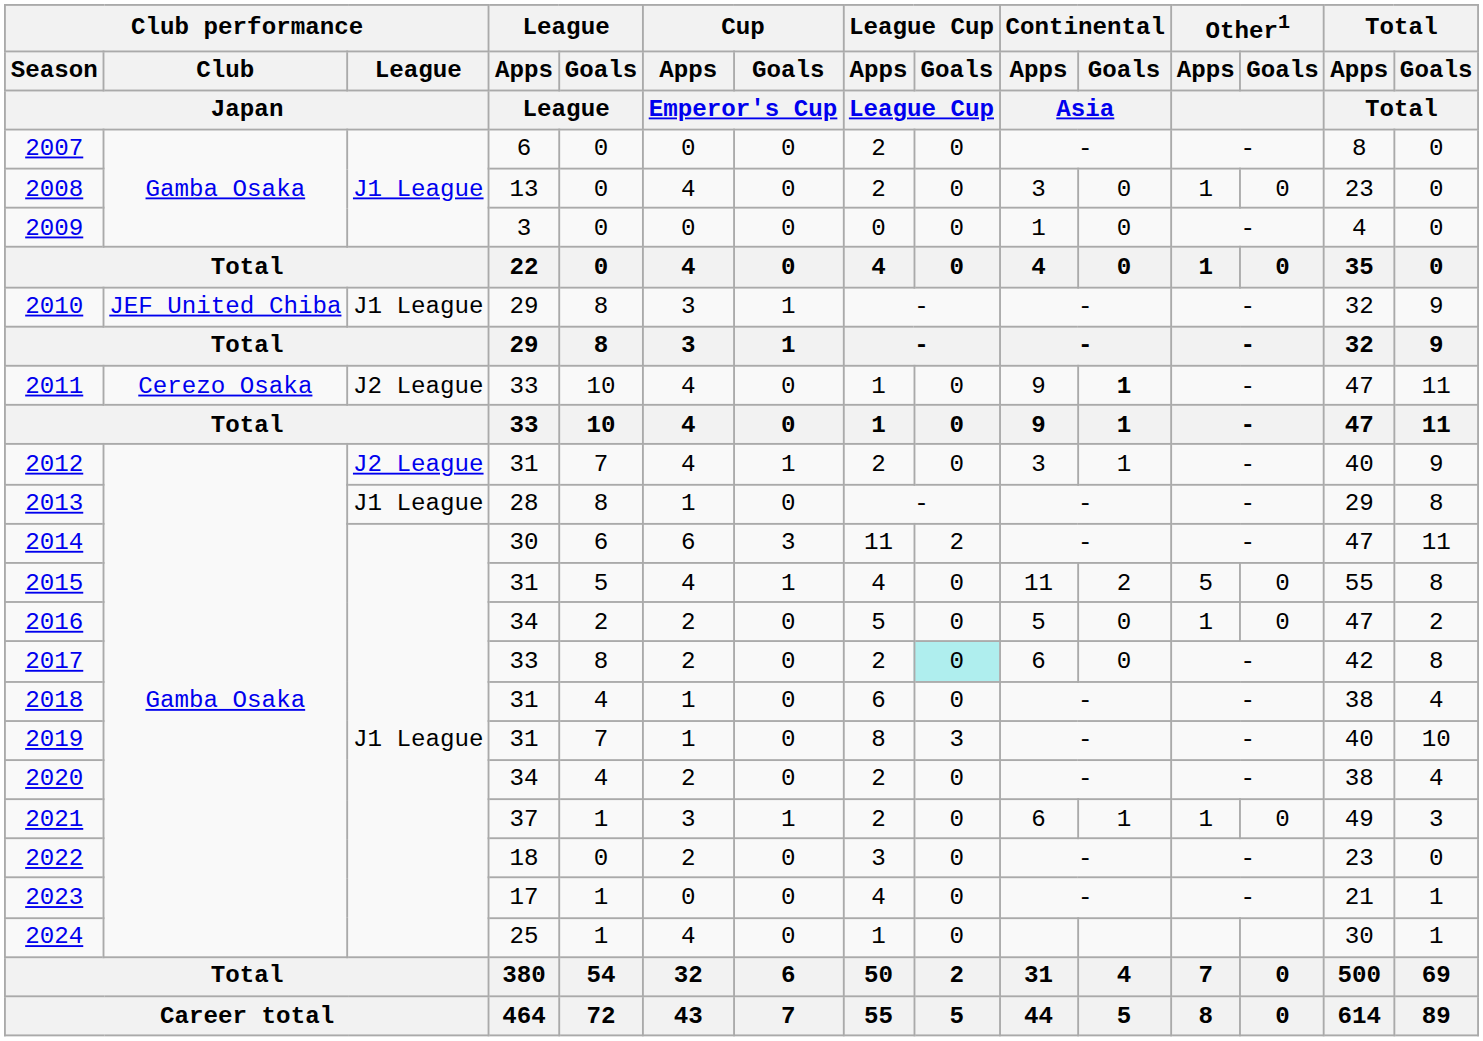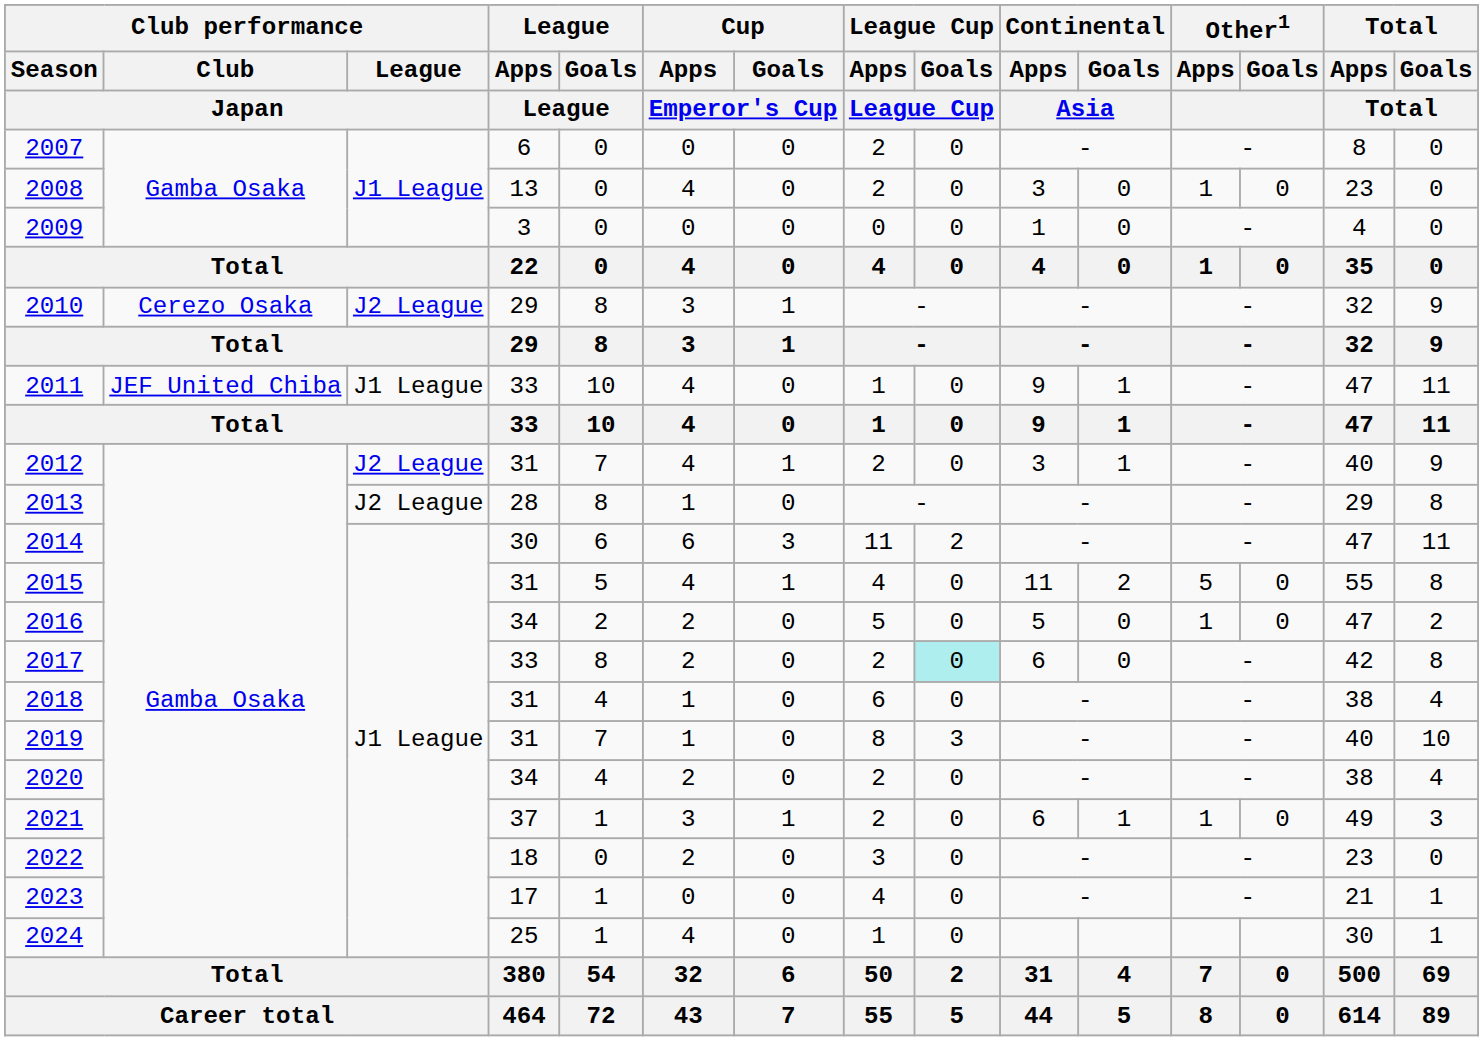(225, 307) JEF United Chiba -> (225, 307) Cerezo Osaka
(418, 307) J1 League -> (418, 307) J2 League
(225, 386) Cerezo Osaka -> (225, 386) JEF United Chiba
(418, 386) J2 League -> (418, 386) J1 League
(1124, 386) bold -> (1124, 386) normal
(418, 504) J1 League -> (418, 504) J2 League
